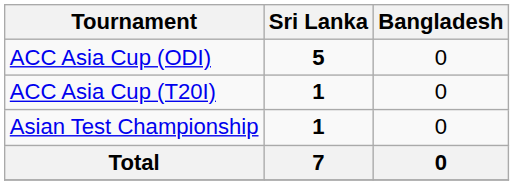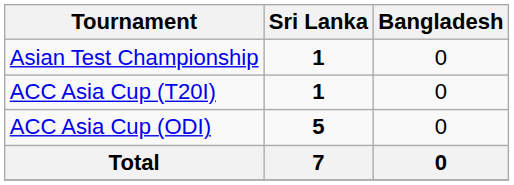rows swapped: (110, 57) <-> (134, 127)
